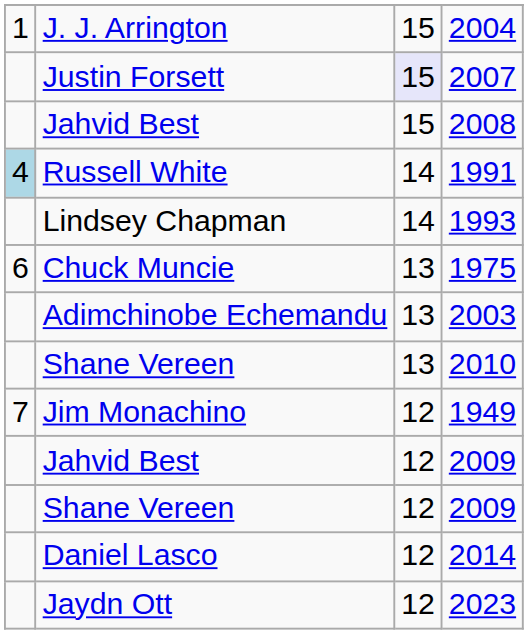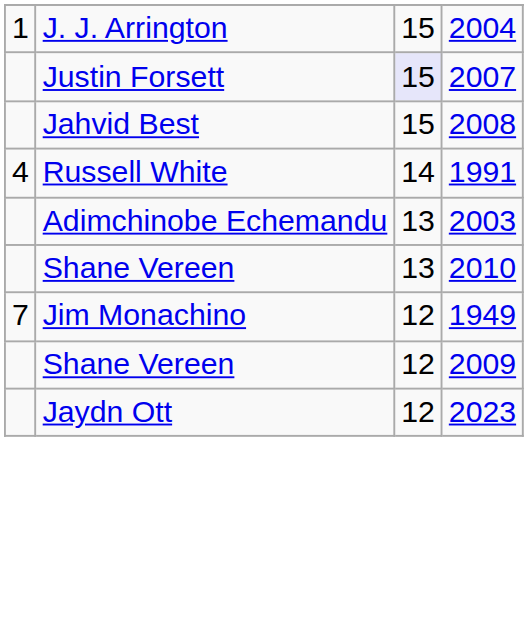(20, 172) lightblue background -> (20, 172) no background
- row: (165, 220)
- row: (138, 268)
- row: (121, 460)
- row: (130, 556)
